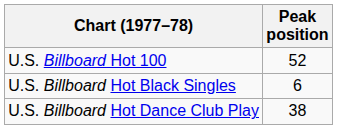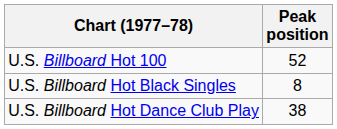(297, 85) 6 -> (297, 85) 8
